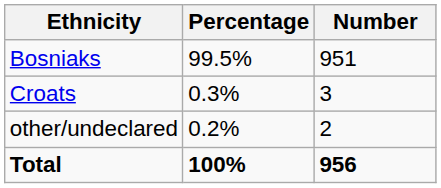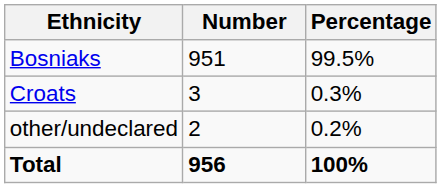columns swapped: (375, 22) <-> (249, 22)
